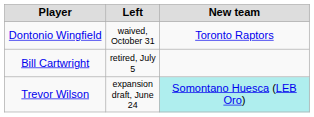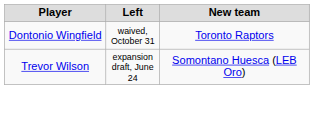- row: (55, 63)
(234, 94) paleturquoise background -> (234, 67) no background
